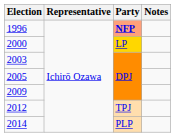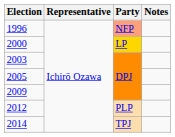(125, 28) bold -> (125, 28) normal
(123, 108) TPJ -> (124, 108) PLP
(124, 124) PLP -> (123, 124) TPJ
